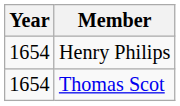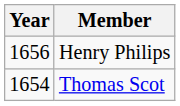(29, 52) 1654 -> (29, 52) 1656
